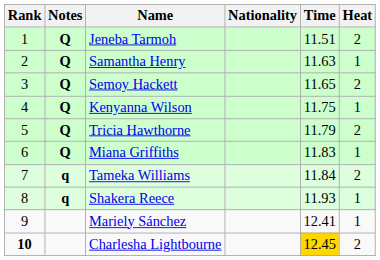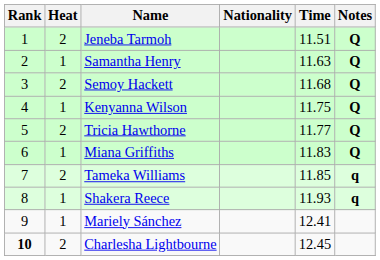columns swapped: (357, 15) <-> (65, 15)
(320, 84) 11.65 -> (315, 84) 11.68
(320, 130) 11.79 -> (315, 130) 11.77
(320, 175) 11.84 -> (315, 175) 11.85
(320, 244) gold background -> (315, 244) no background
